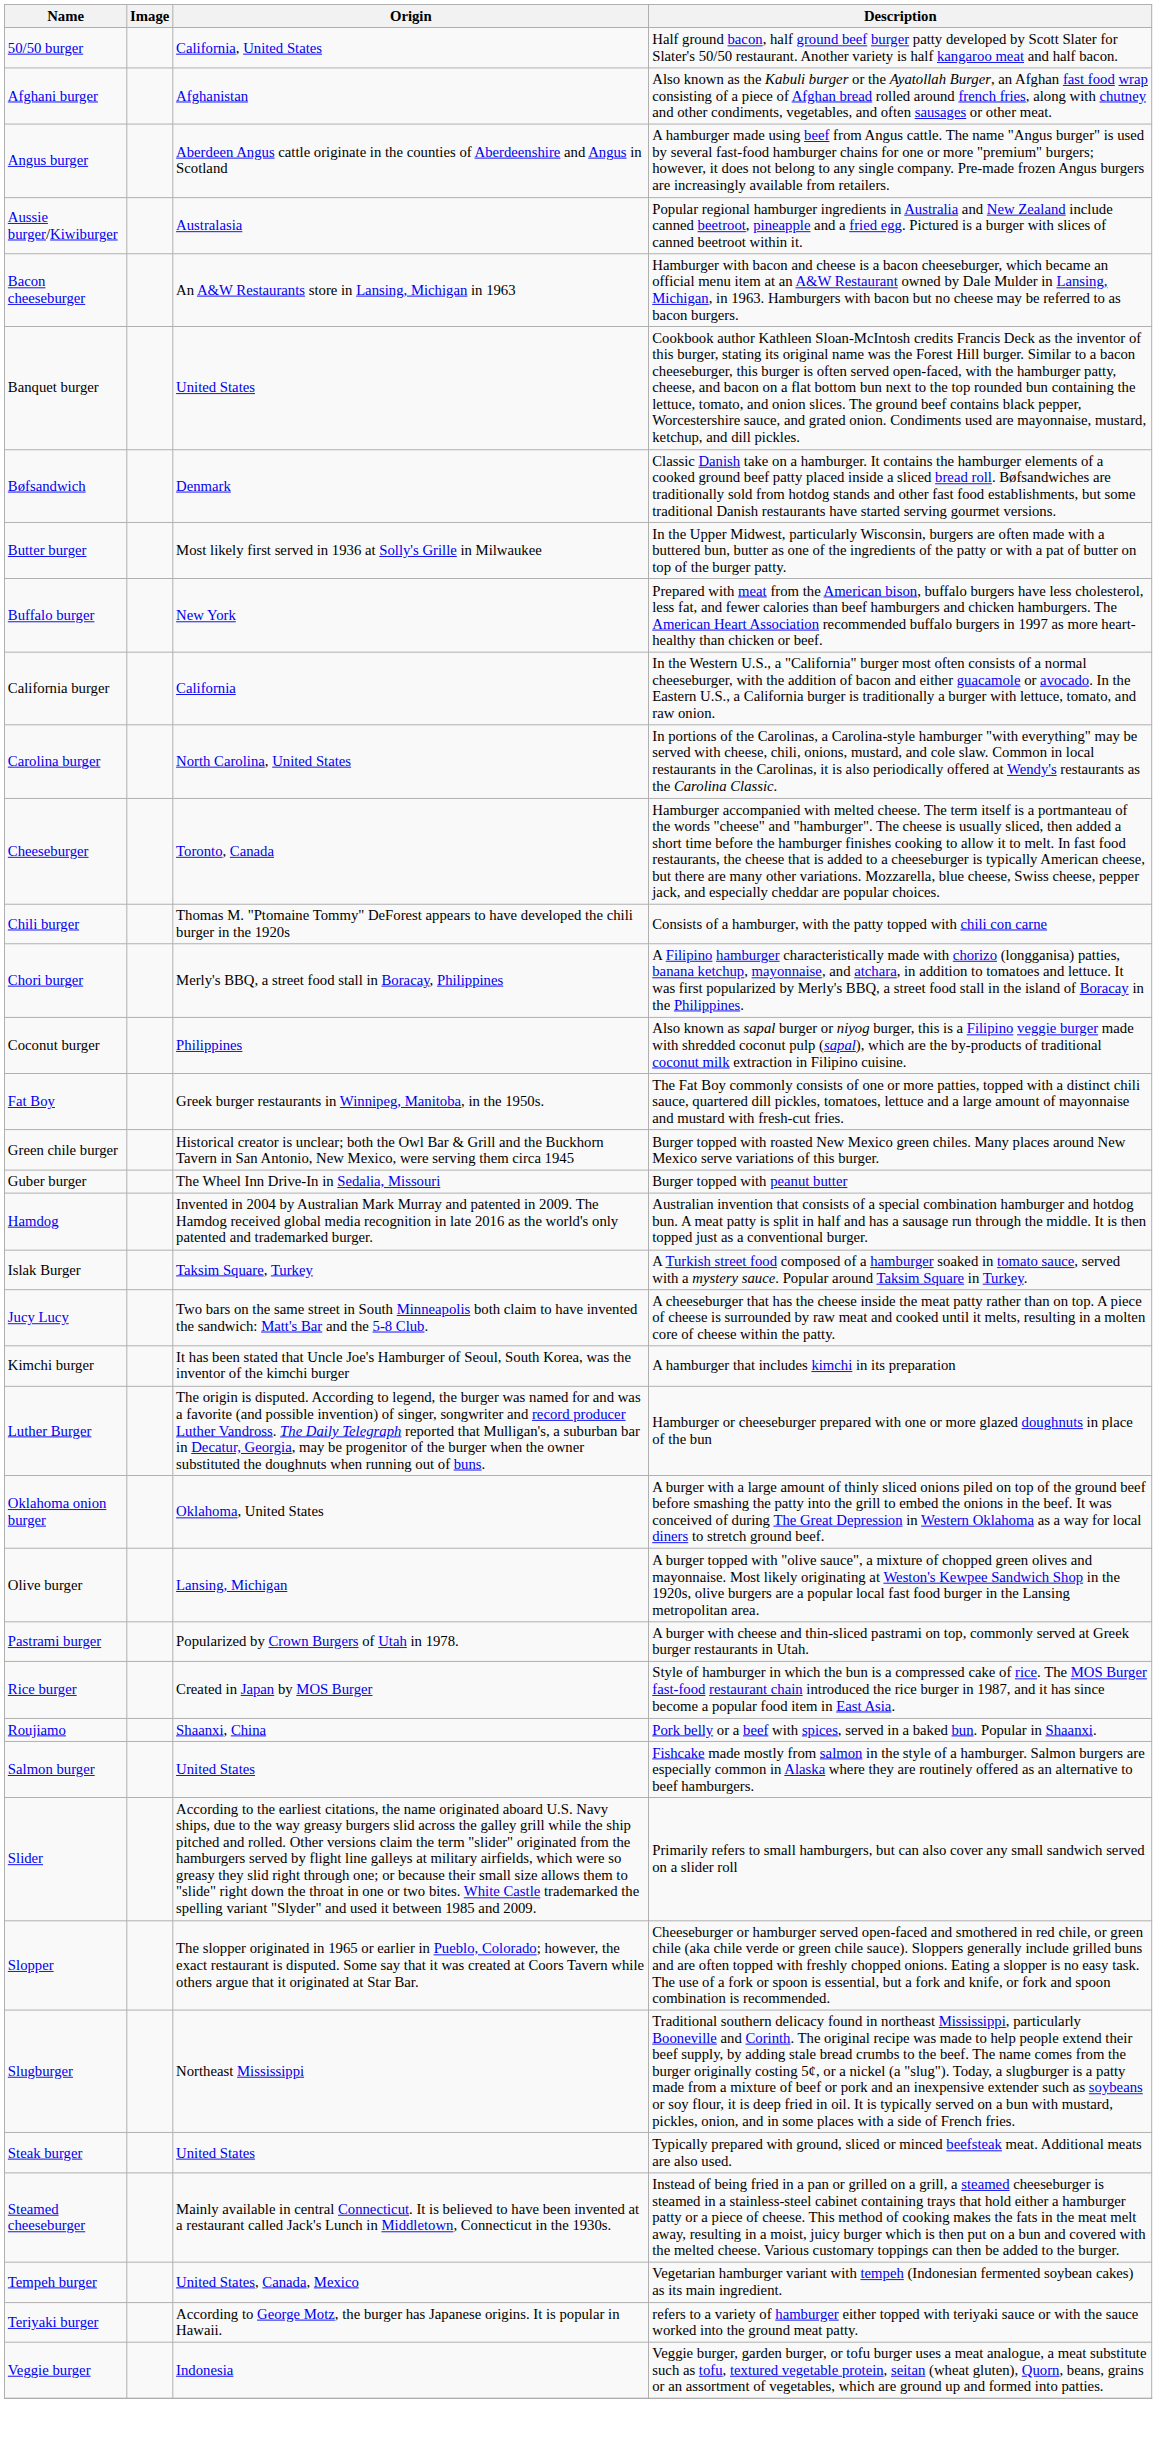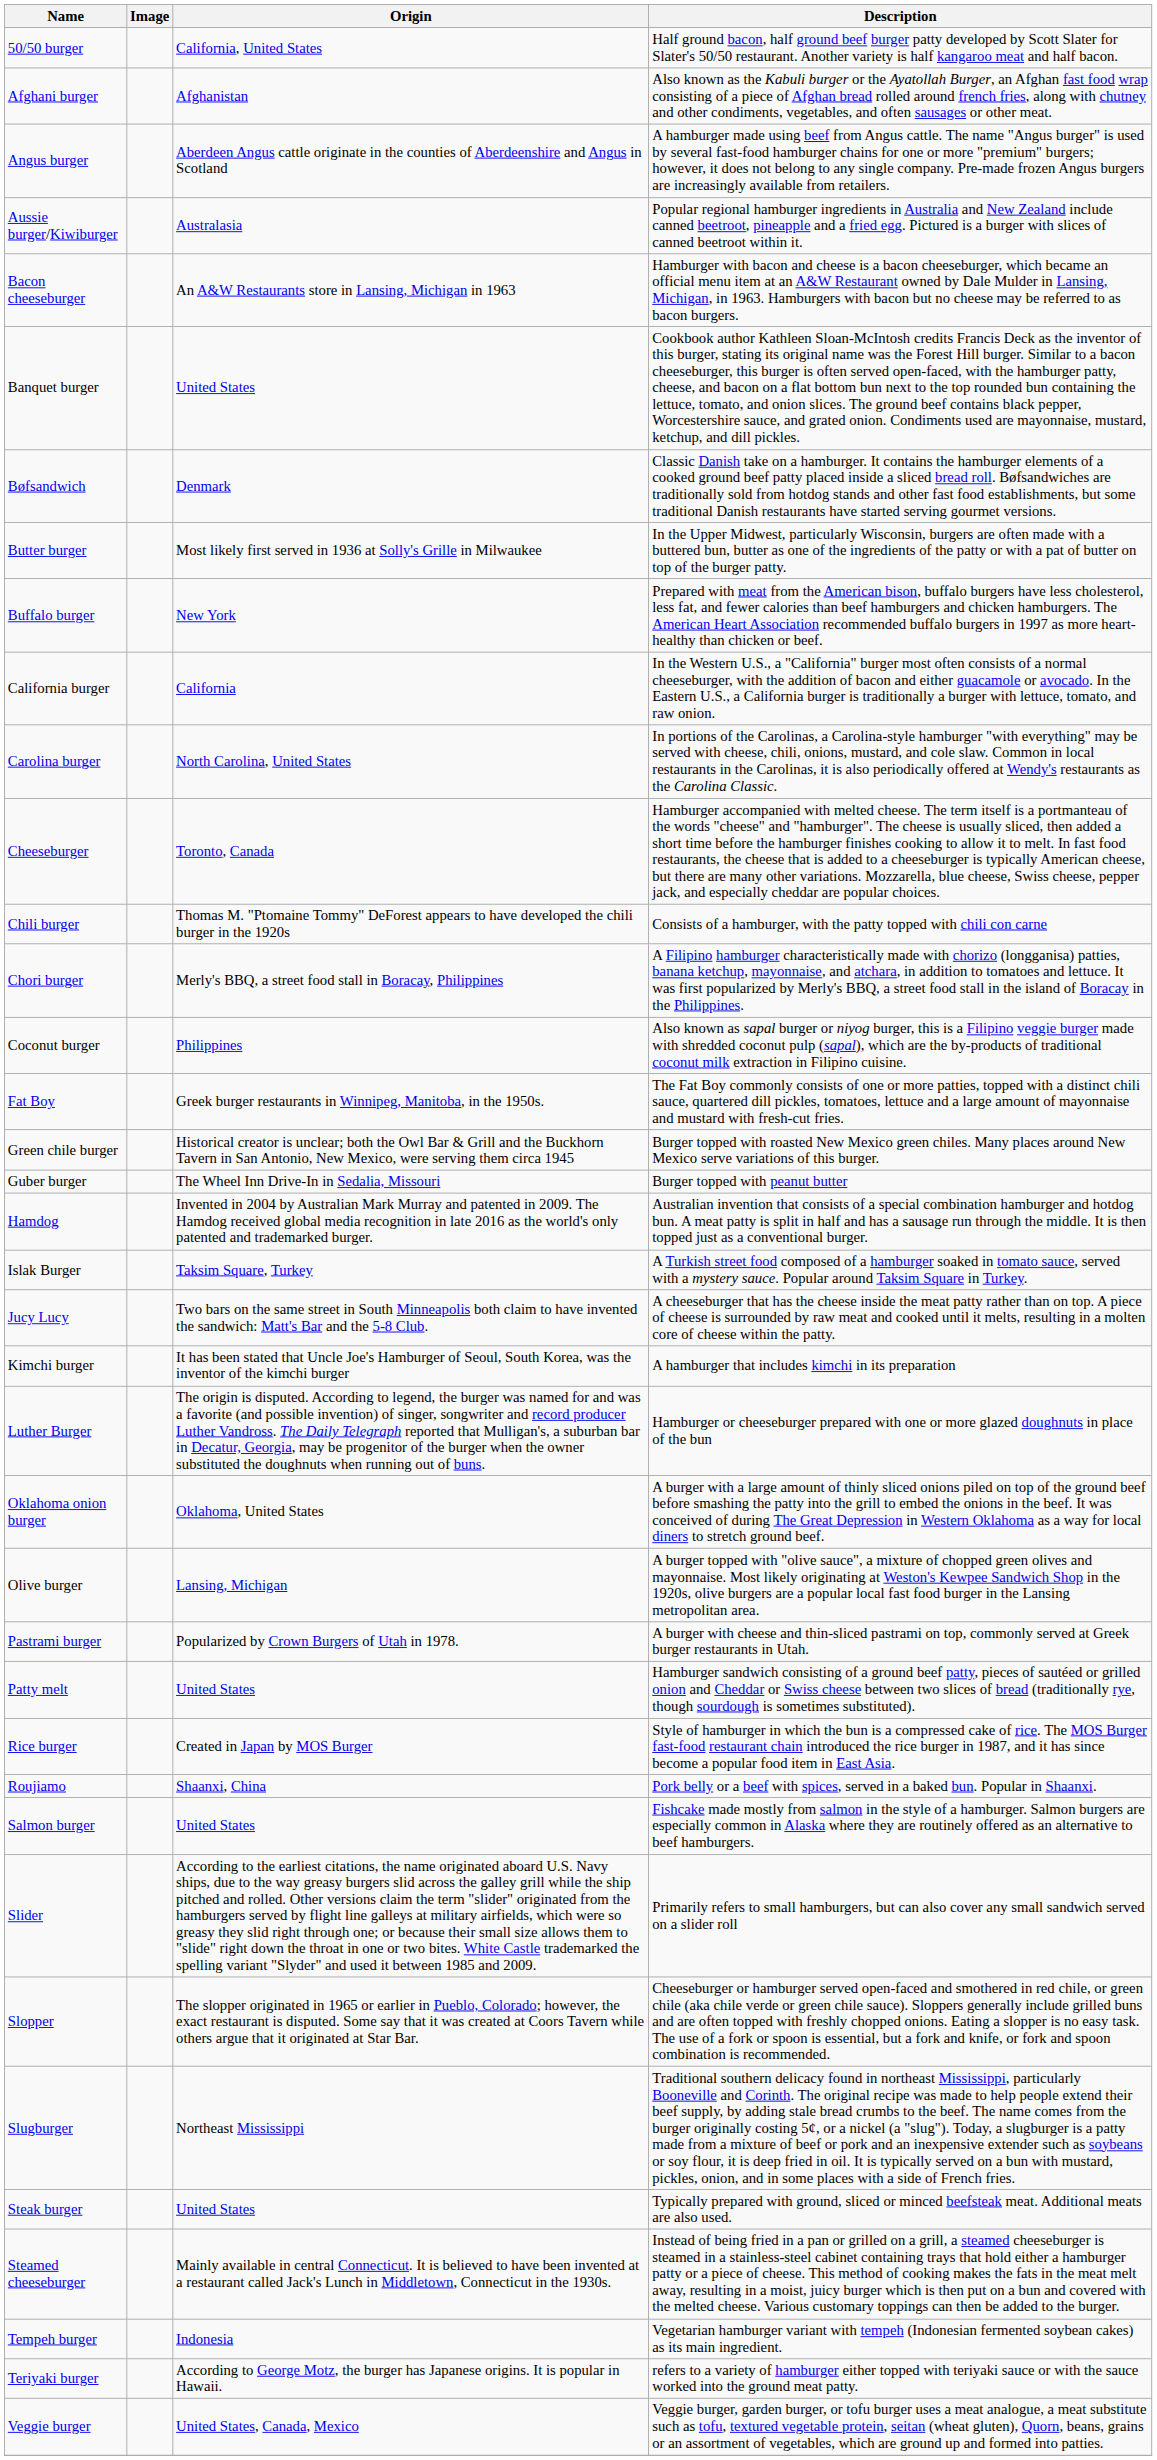+ row: (38, 1689)
(267, 2282) United States, Canada, Mexico -> (205, 2338) Indonesia
(205, 2370) Indonesia -> (267, 2426) United States, Canada, Mexico
